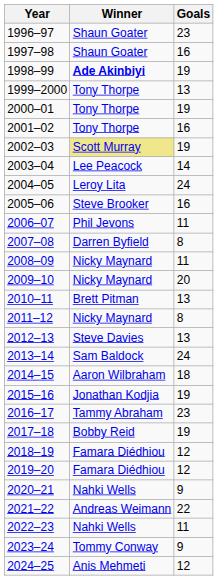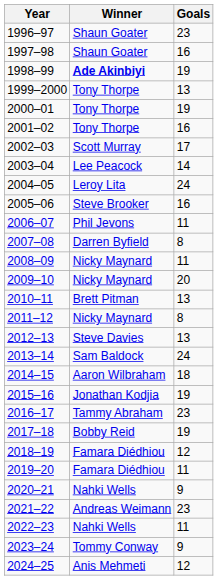(107, 147) khaki background -> (107, 147) no background
(183, 147) 19 -> (183, 147) 17
(183, 470) 12 -> (183, 470) 11
(183, 508) 22 -> (183, 508) 23
